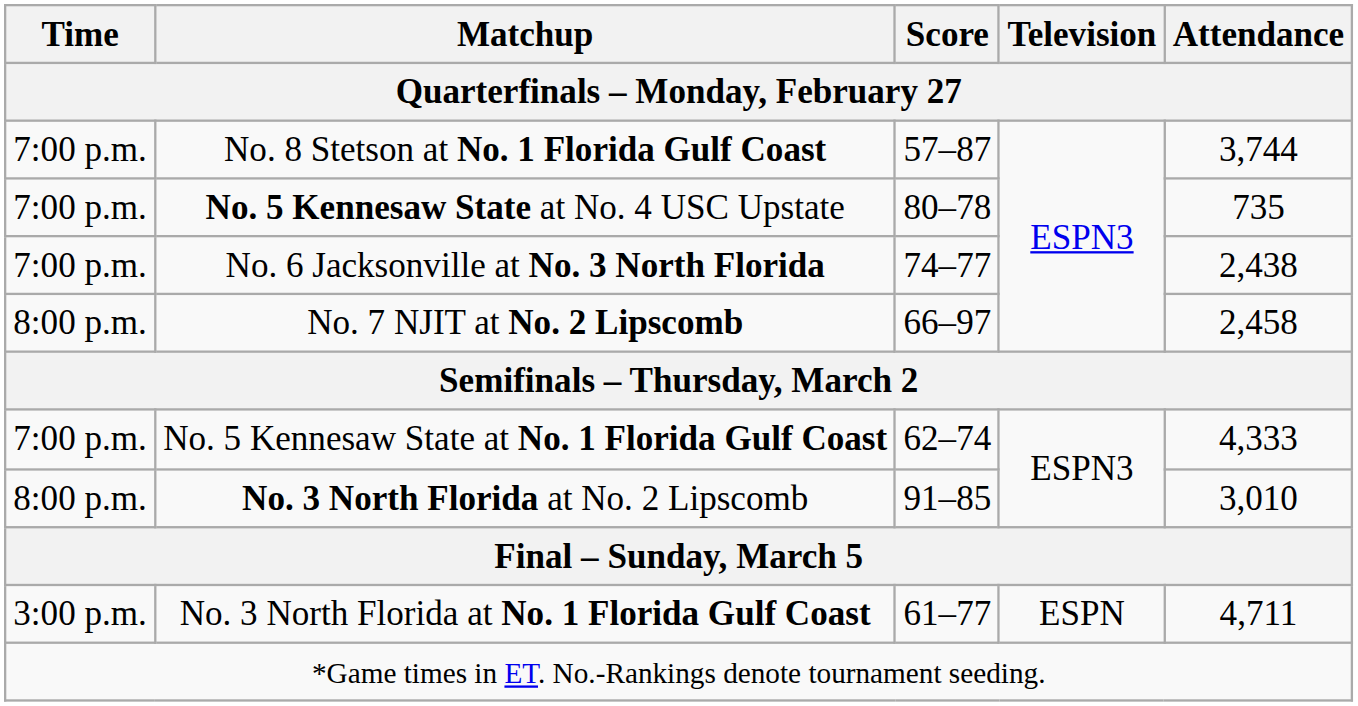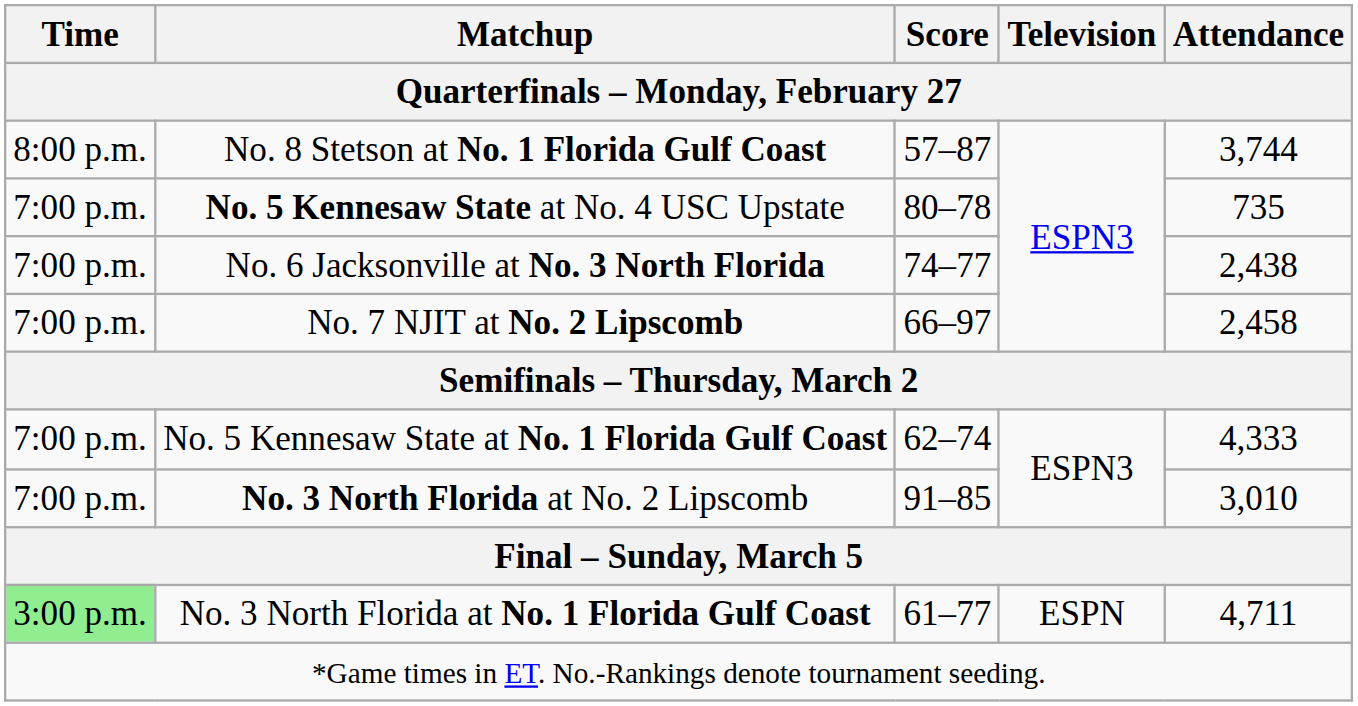(80, 149) 7:00 p.m. -> (80, 149) 8:00 p.m.
(80, 323) 8:00 p.m. -> (80, 323) 7:00 p.m.
(80, 496) 8:00 p.m. -> (80, 496) 7:00 p.m.
(80, 612) no background -> (80, 612) lightgreen background
